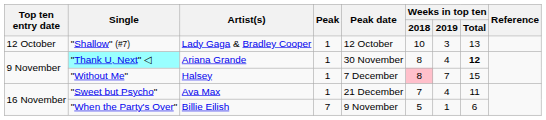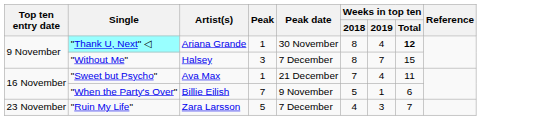- row: (100, 43)
(328, 75) 1 -> (263, 60) 3
(419, 75) pink background -> (354, 60) no background
+ row: (102, 107)
